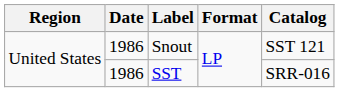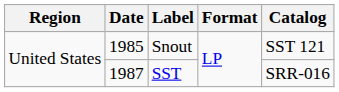(126, 45) 1986 -> (126, 45) 1985
(126, 73) 1986 -> (126, 73) 1987
